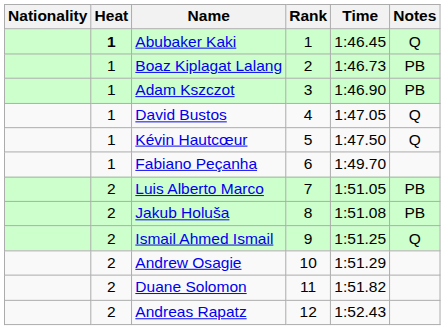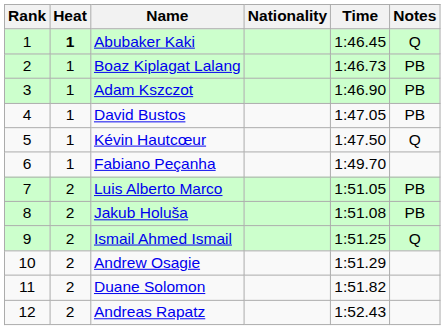columns swapped: (308, 16) <-> (48, 16)
(415, 115) Q -> (415, 115) PB
